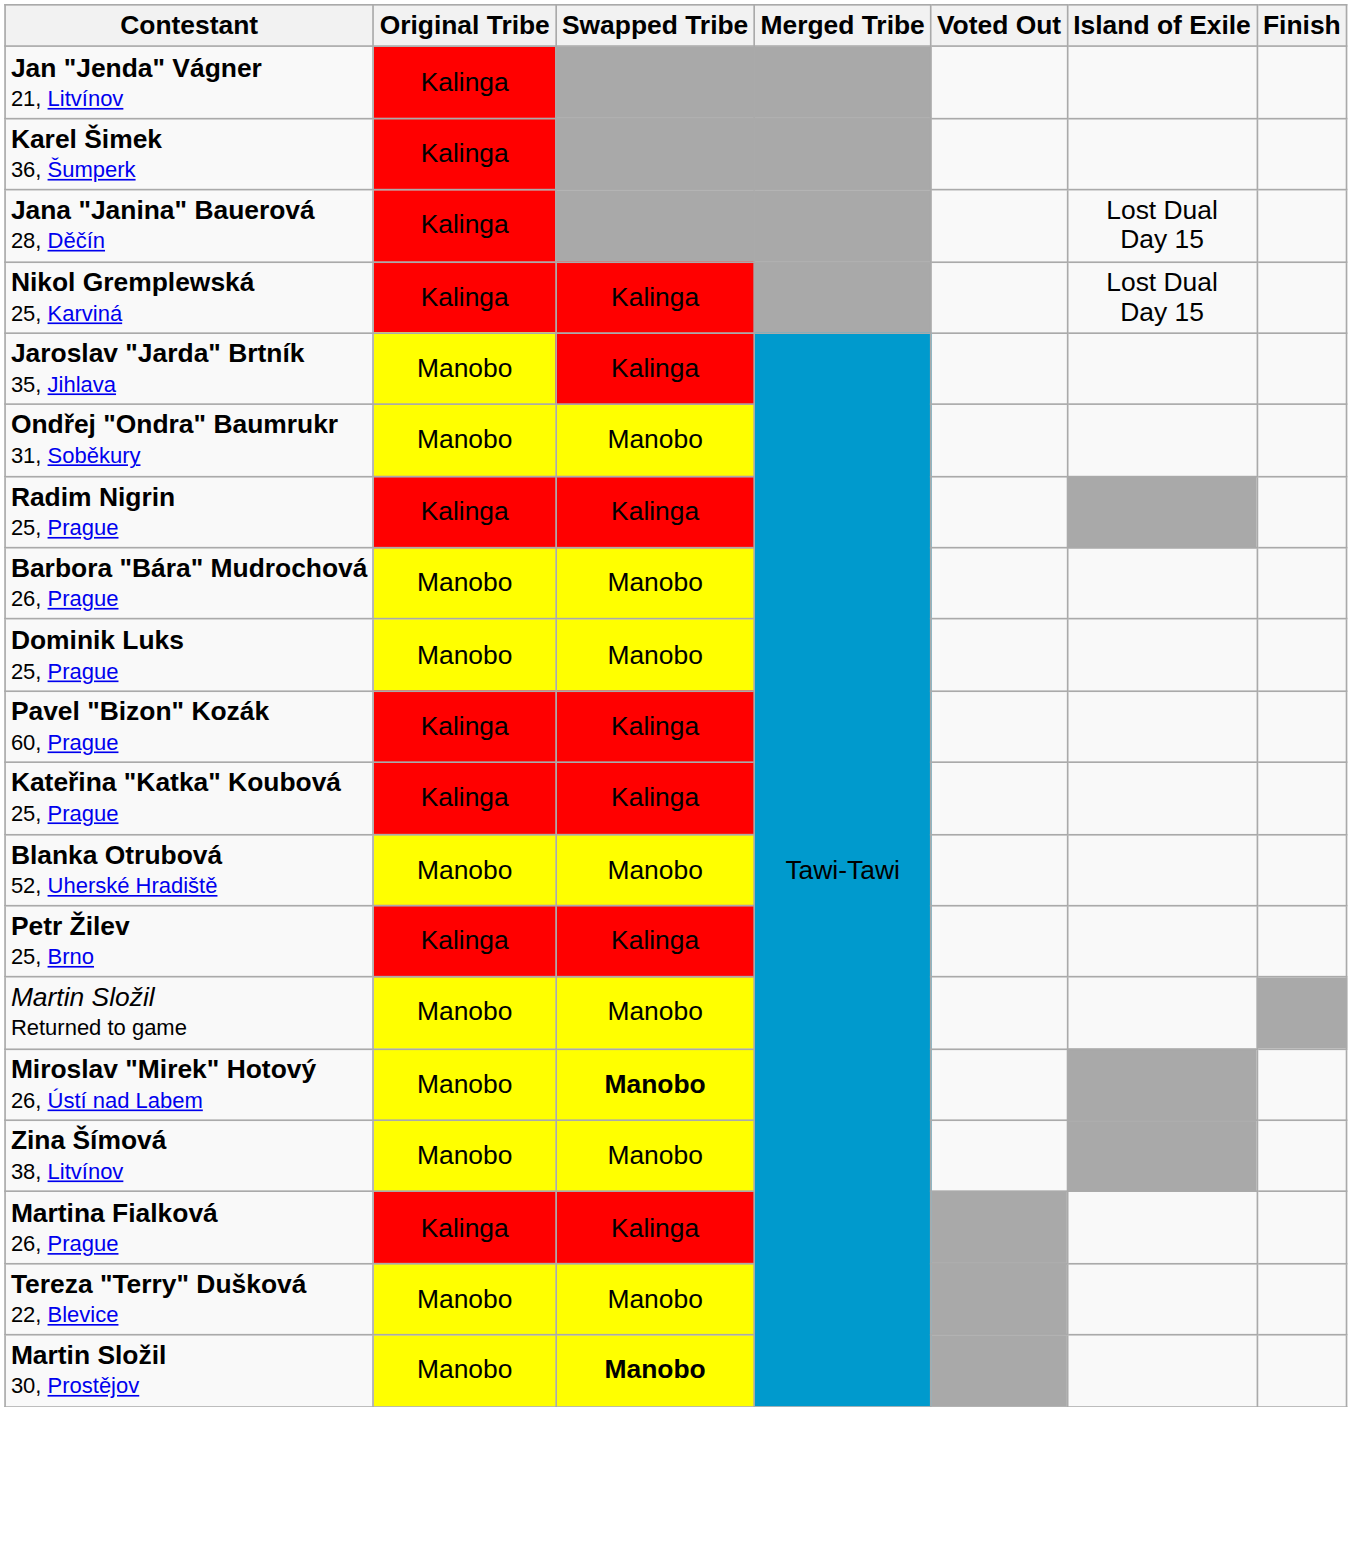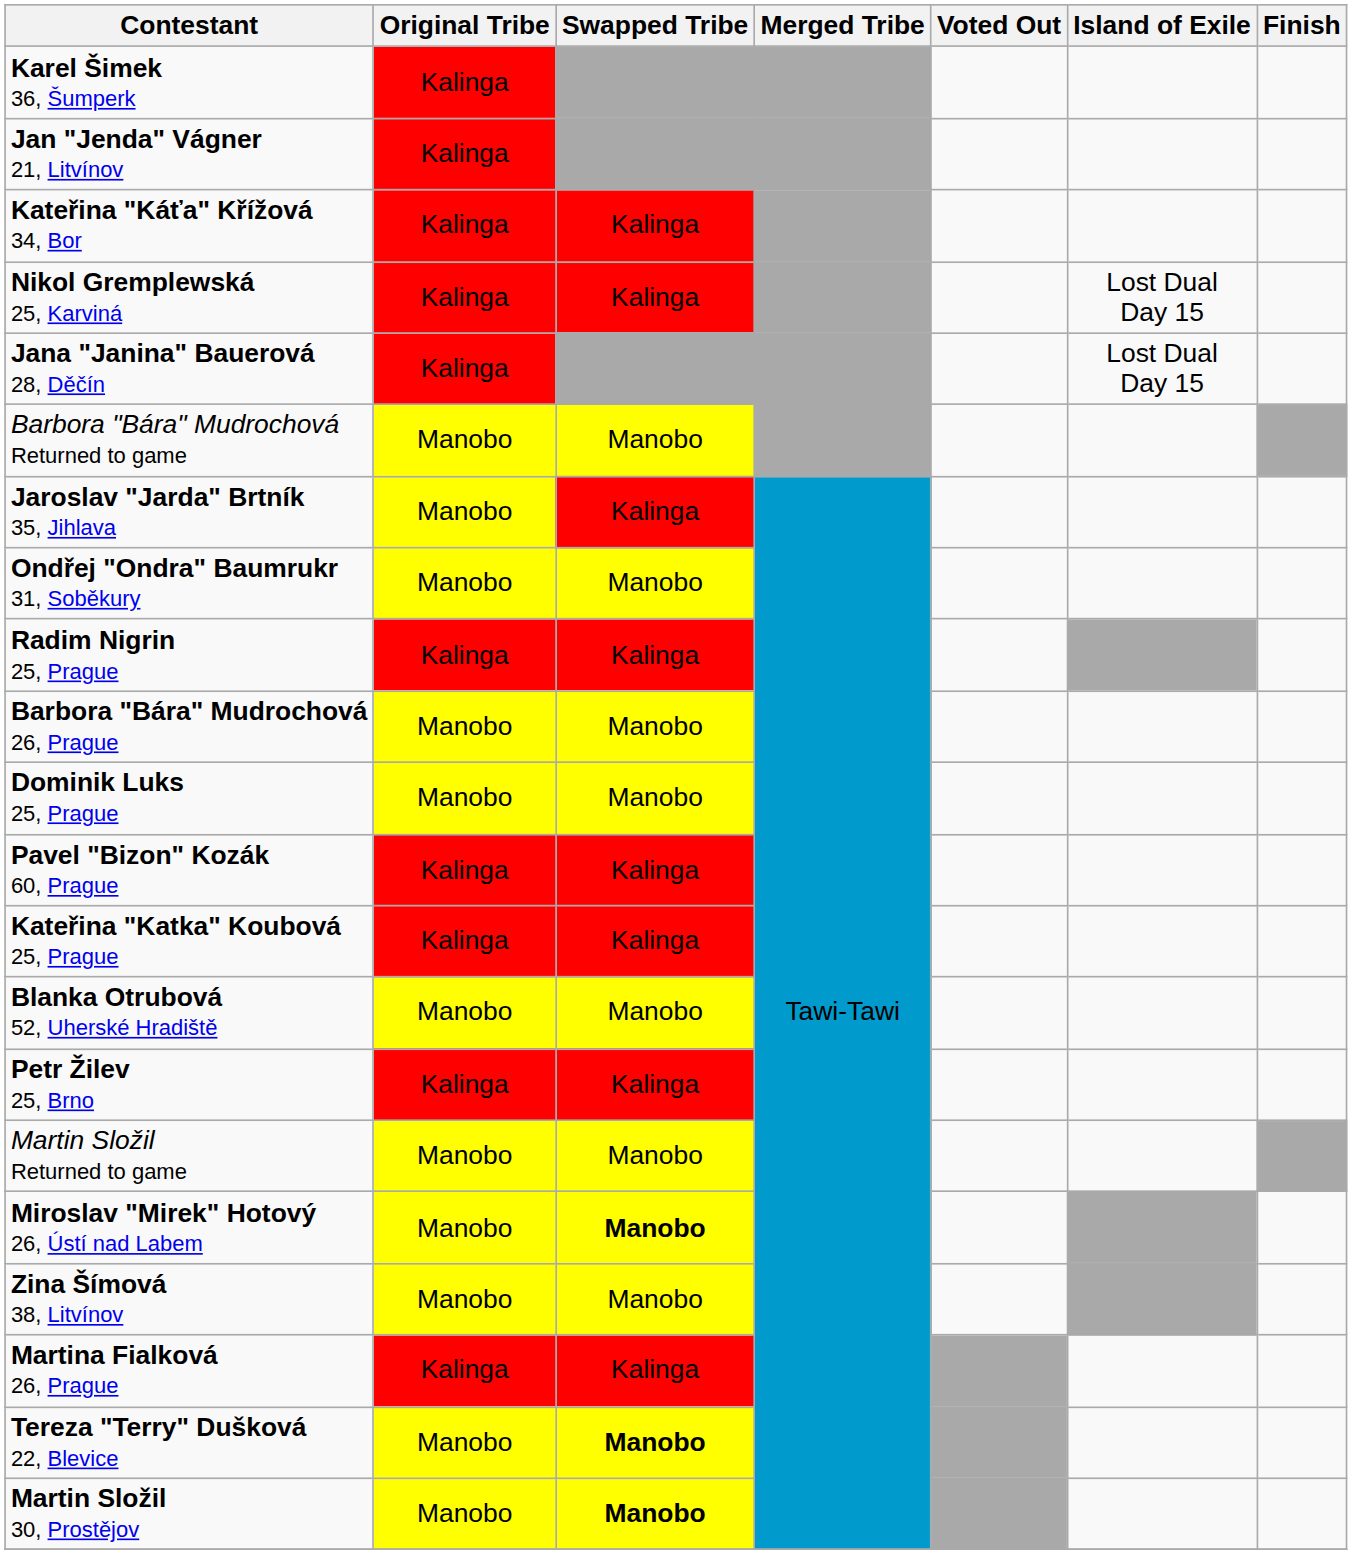rows swapped: (136, 82) <-> (86, 153)
+ row: (162, 225)
rows swapped: (163, 225) <-> (133, 296)
+ row: (175, 439)
(655, 1298) normal -> (655, 1441) bold
